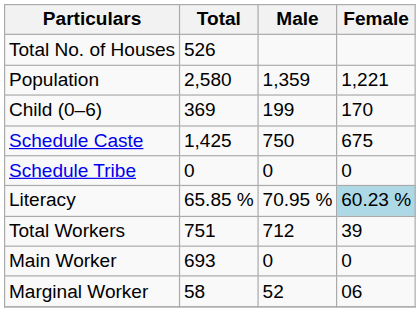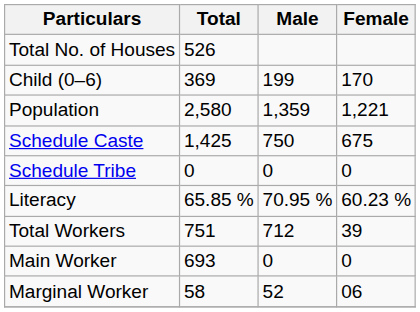rows swapped: (54, 79) <-> (56, 110)
(376, 200) lightblue background -> (376, 200) no background
